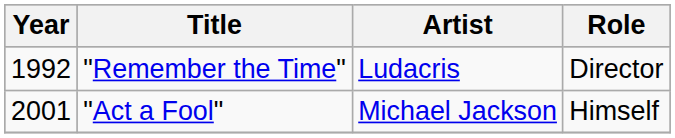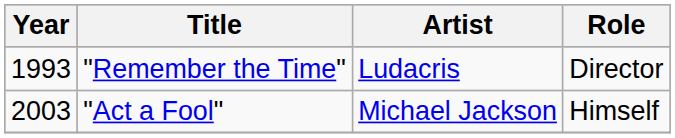(41, 68) 1992 -> (41, 68) 1993
(41, 111) 2001 -> (41, 111) 2003
